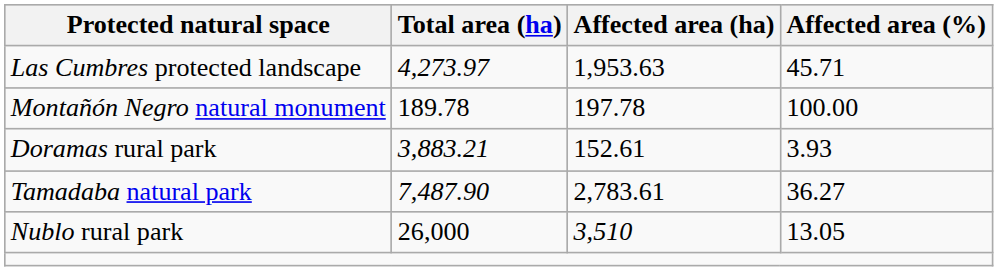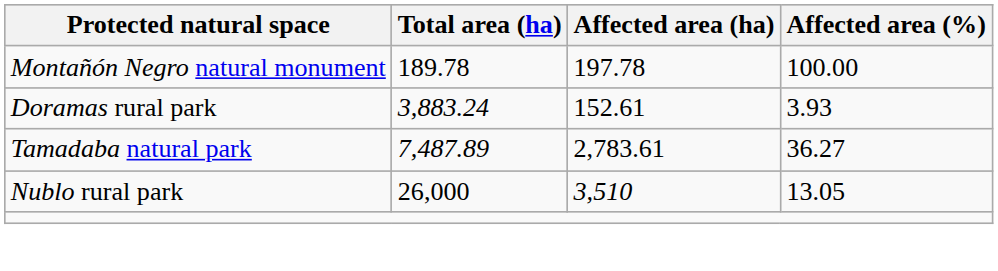- row: (186, 66)
(443, 149) 3,883.21 -> (443, 107) 3,883.24
(443, 190) 7,487.90 -> (443, 149) 7,487.89
